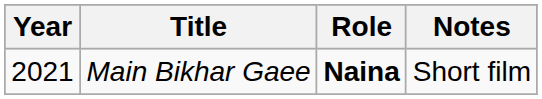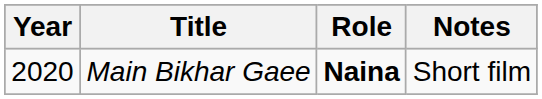(42, 71) 2021 -> (42, 71) 2020
